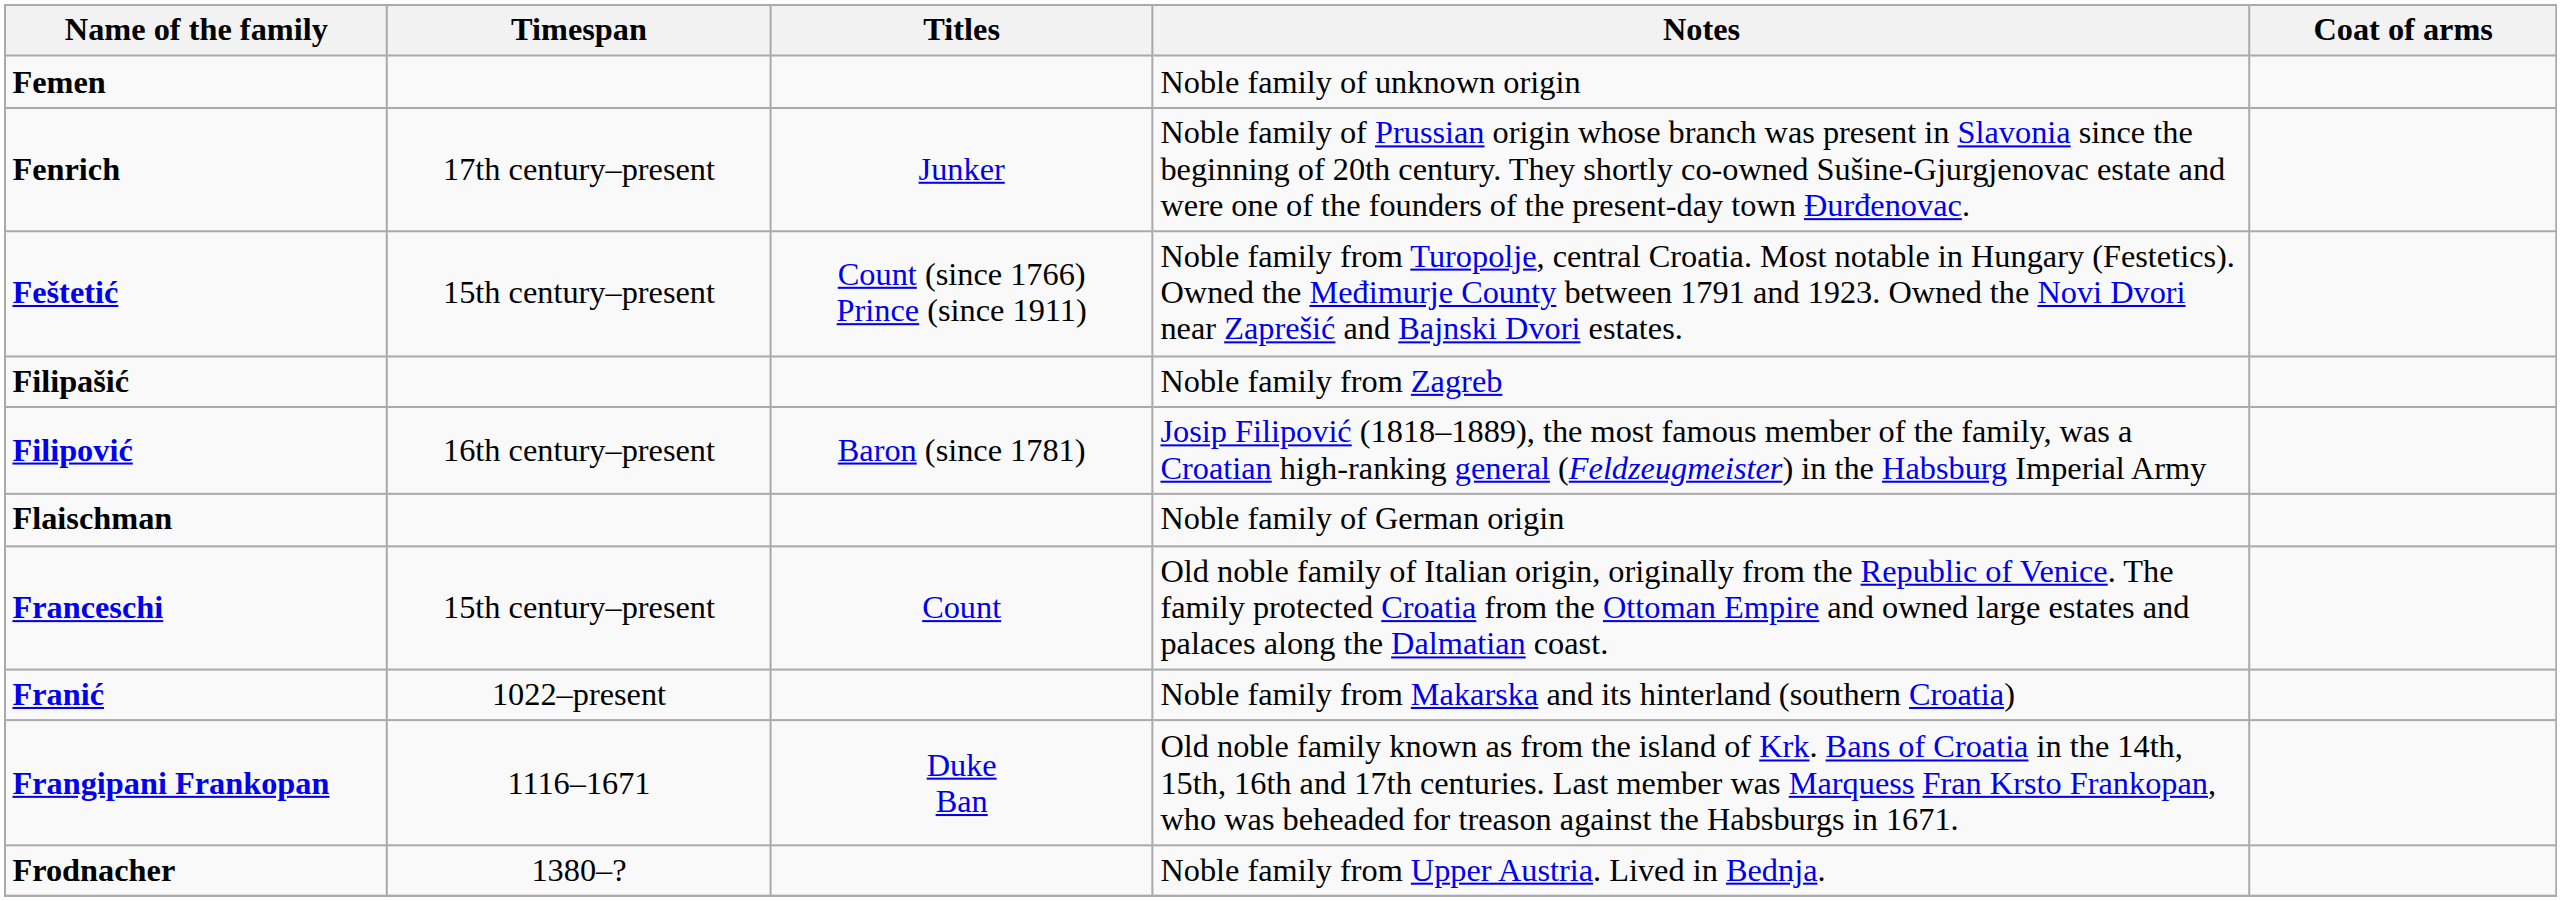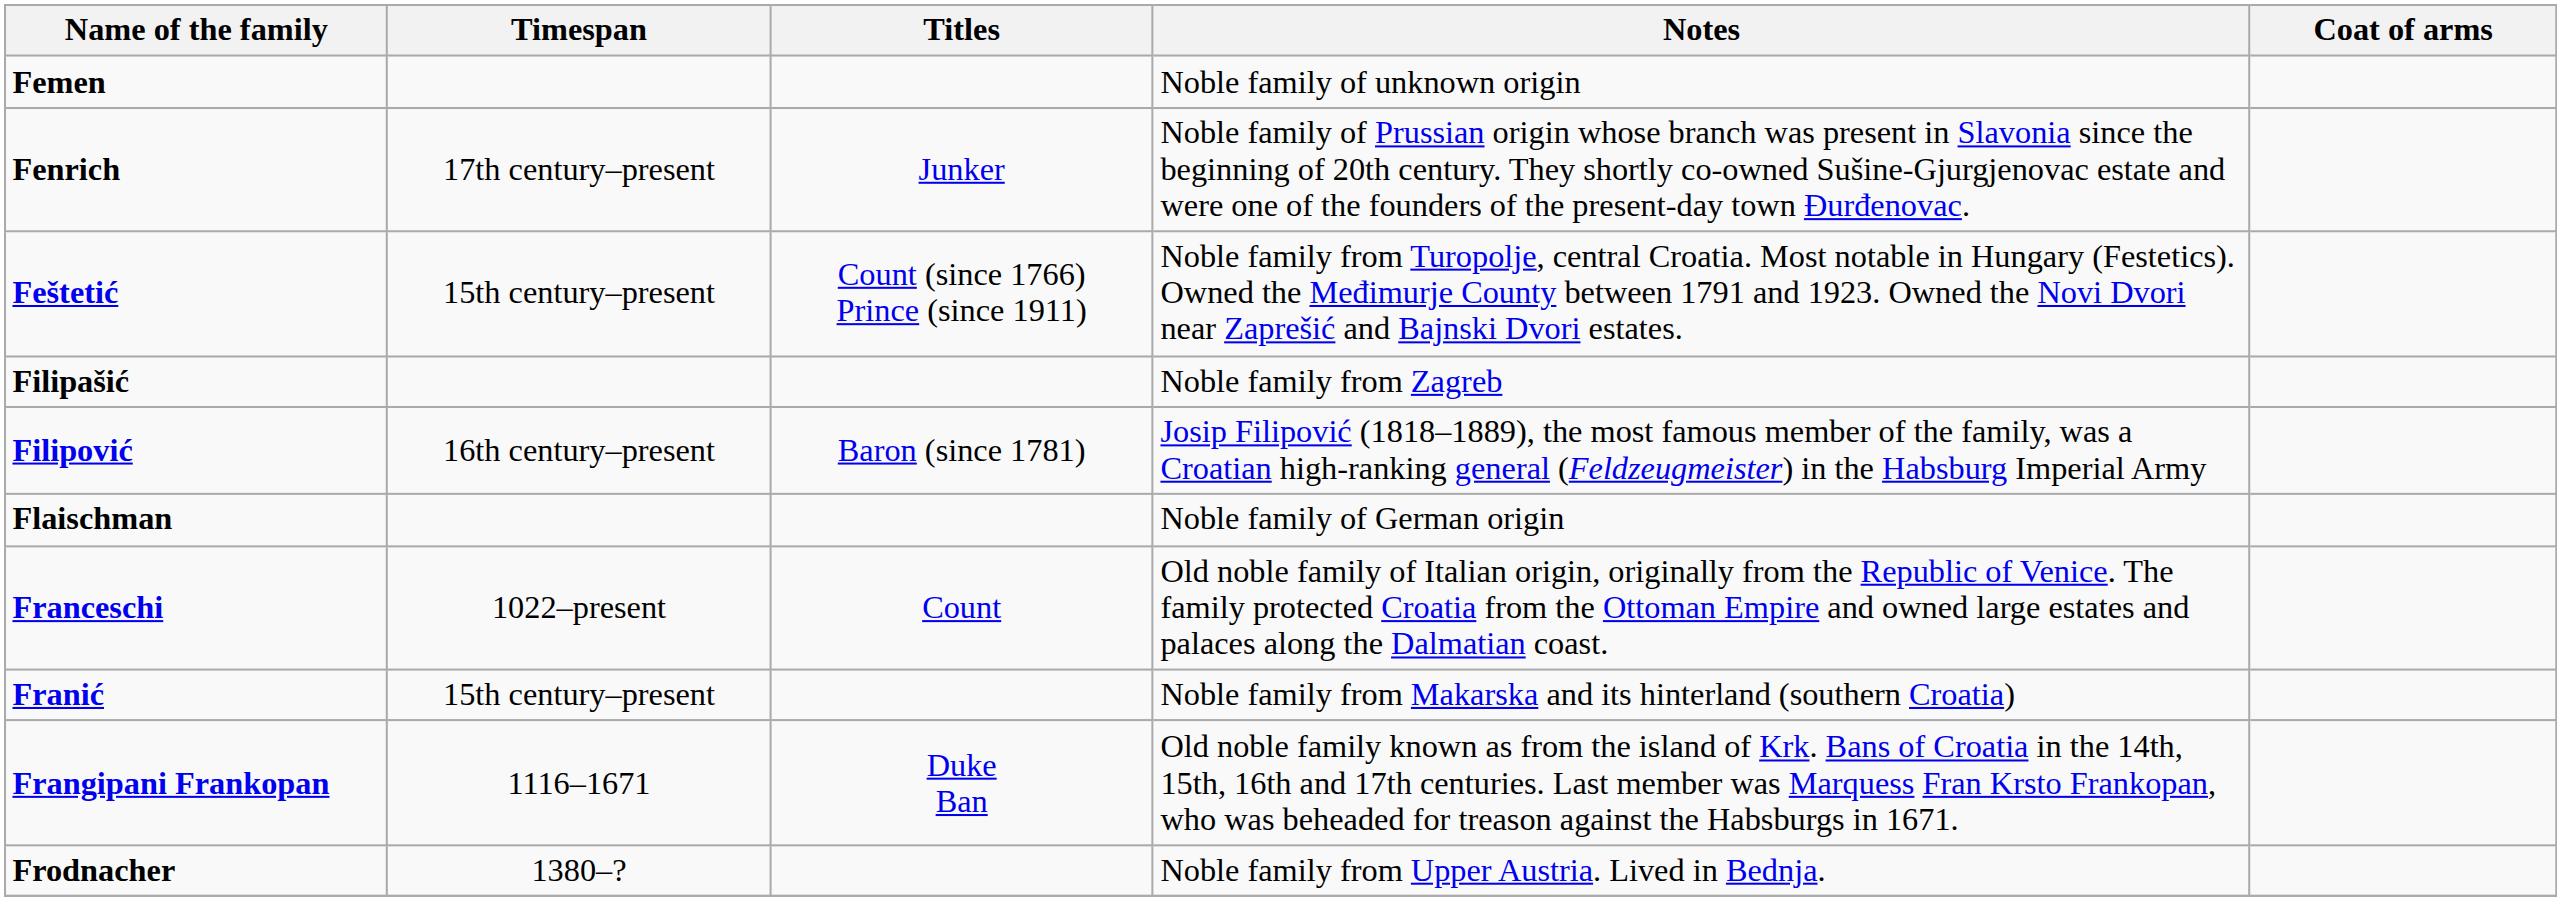(579, 607) 15th century–present -> (579, 607) 1022–present
(579, 694) 1022–present -> (579, 694) 15th century–present
